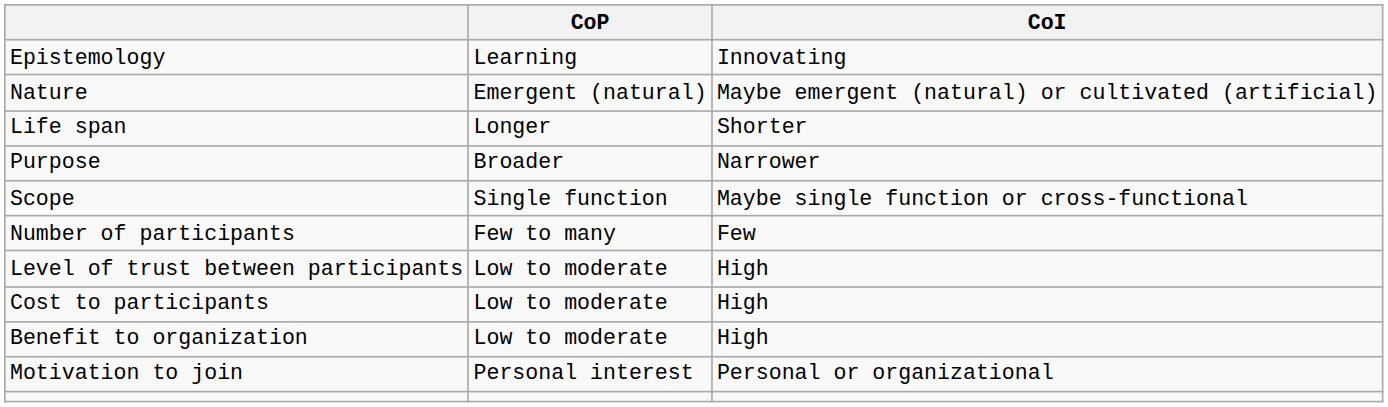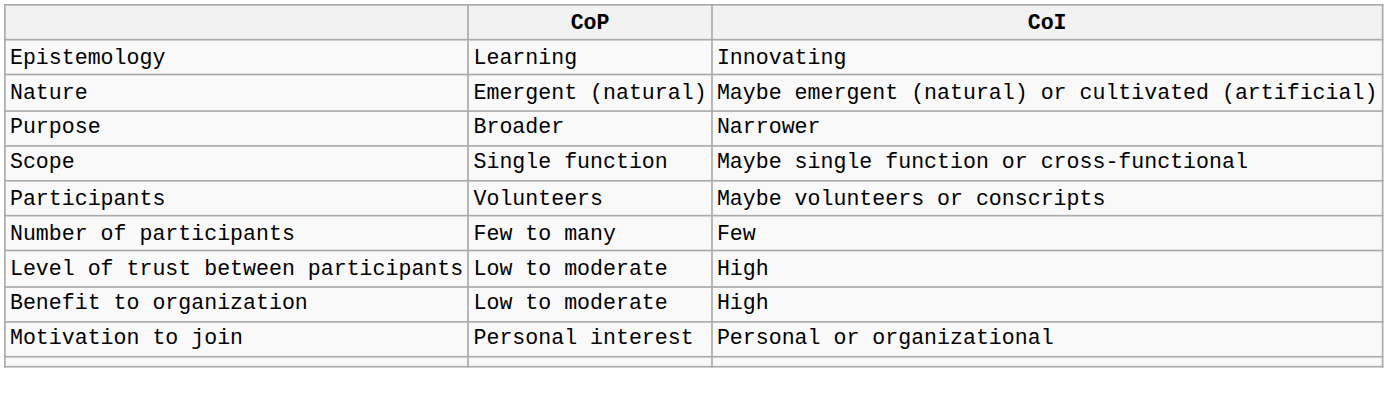- row: (68, 128)
+ row: (88, 198)
- row: (139, 304)
